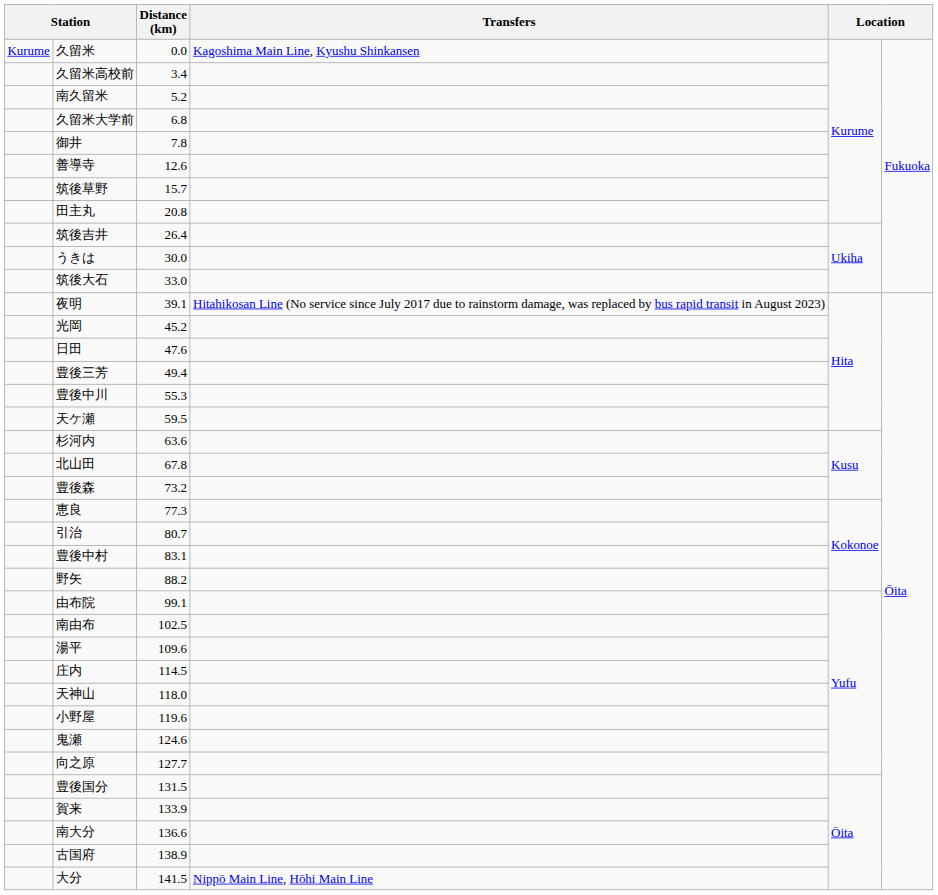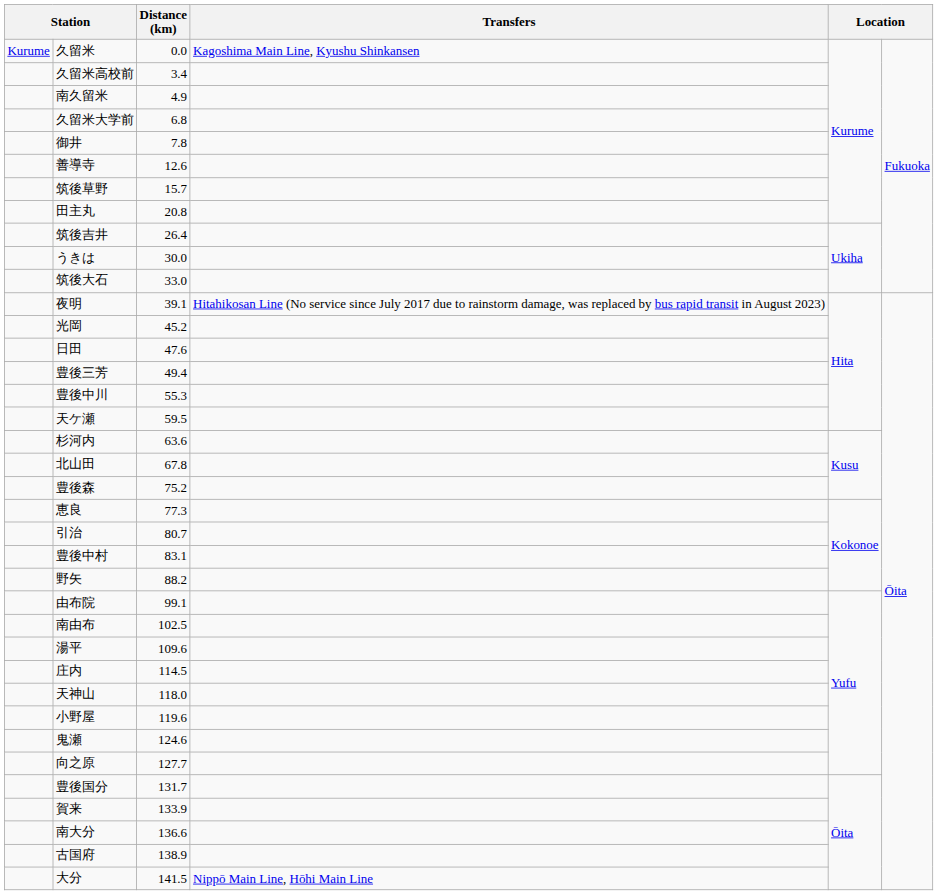(179, 97) 5.2 -> (179, 97) 4.9
(176, 487) 73.2 -> (176, 487) 75.2
(173, 786) 131.5 -> (173, 786) 131.7
